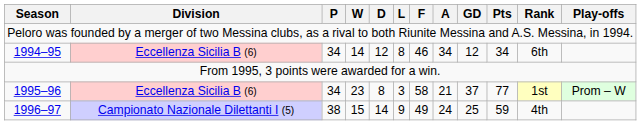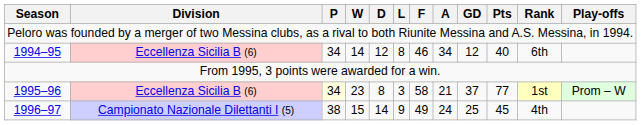(502, 52) 34 -> (502, 52) 40
(334, 91) no background -> (334, 91) lightyellow background
(502, 110) 59 -> (502, 110) 45
